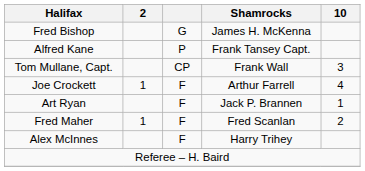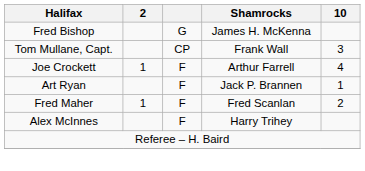- row: (64, 49)
